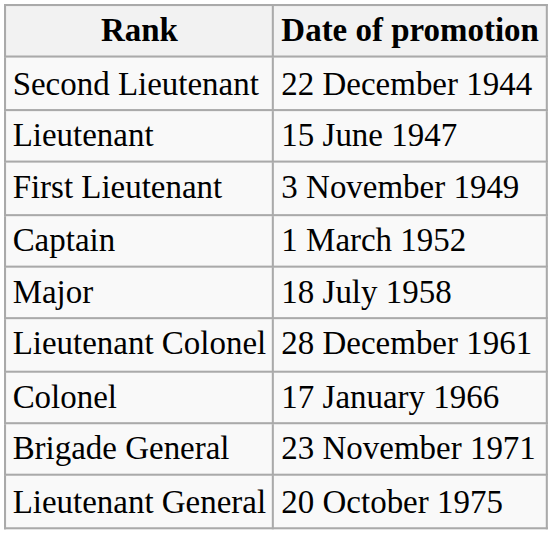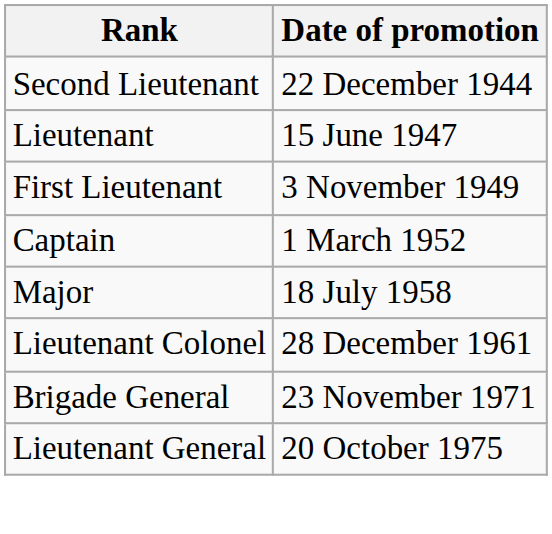- row: (65, 396)
